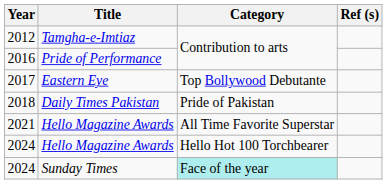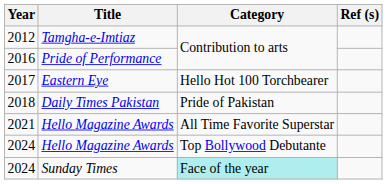(253, 80) Top Bollywood Debutante -> (254, 80) Hello Hot 100 Torchbearer
(254, 146) Hello Hot 100 Torchbearer -> (253, 146) Top Bollywood Debutante
